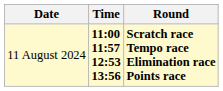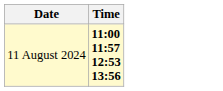- column: (171, 14)
